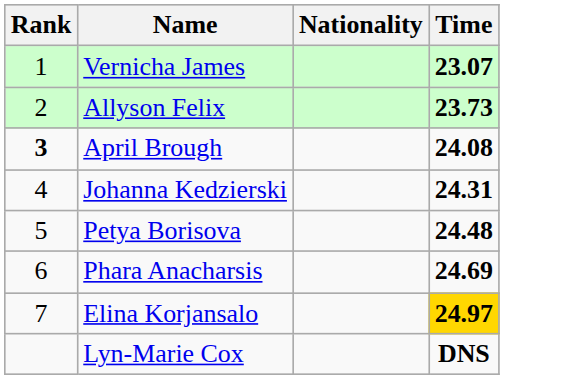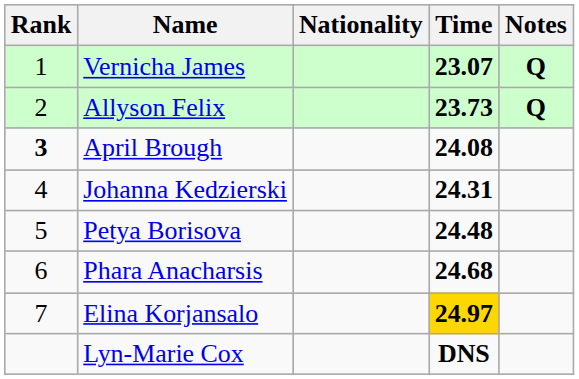+ column: (536, 25)
(464, 271) 24.69 -> (464, 271) 24.68
